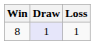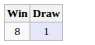- column: (76, 13)
